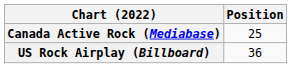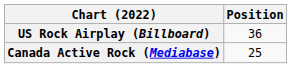rows swapped: (114, 33) <-> (114, 53)
